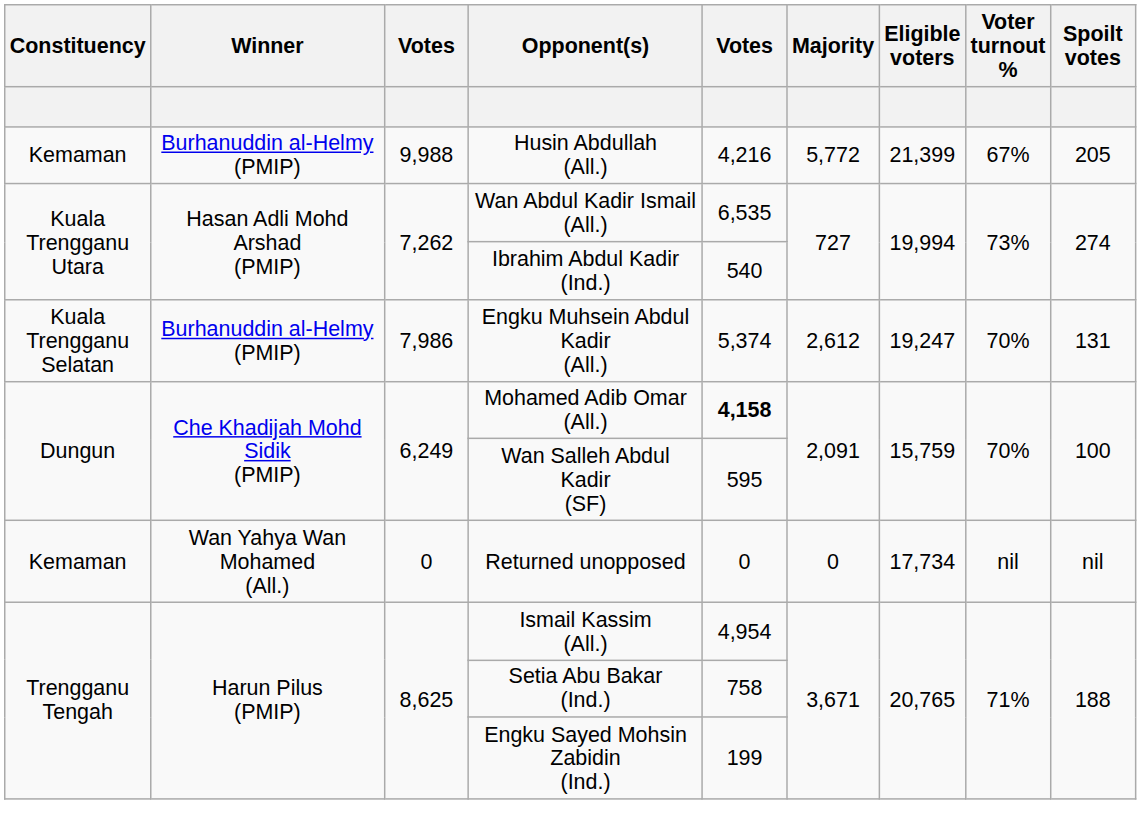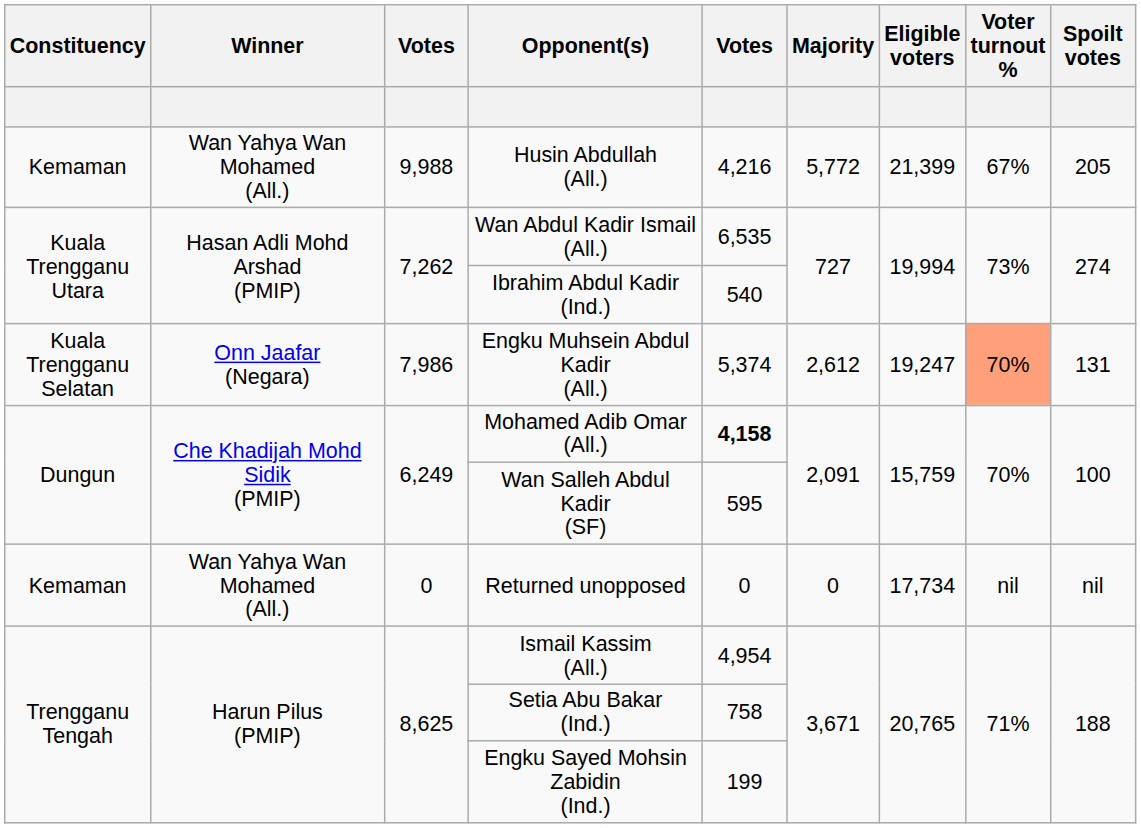(267, 155) Burhanuddin al-Helmy (PMIP) -> (267, 167) Wan Yahya Wan Mohamed (All.)
(267, 341) Burhanuddin al-Helmy (PMIP) -> (267, 364) Onn Jaafar (Negara)
(1008, 341) no background -> (1008, 364) lightsalmon background
